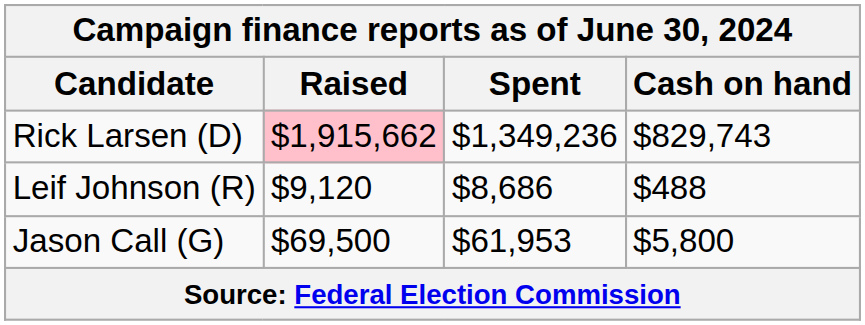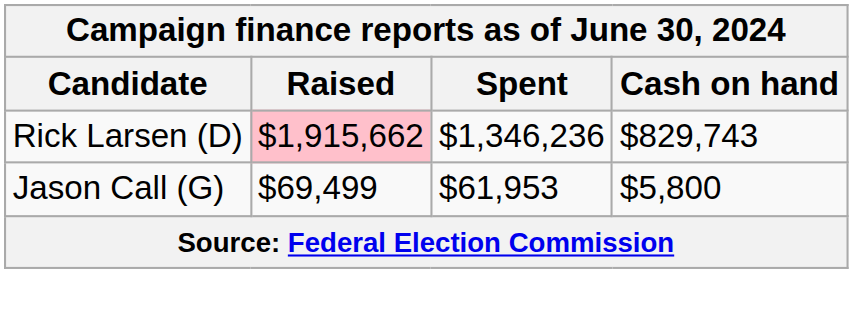(535, 135) $1,349,236 -> (522, 135) $1,346,236
- row: (134, 188)
(331, 240) $69,500 -> (318, 188) $69,499
